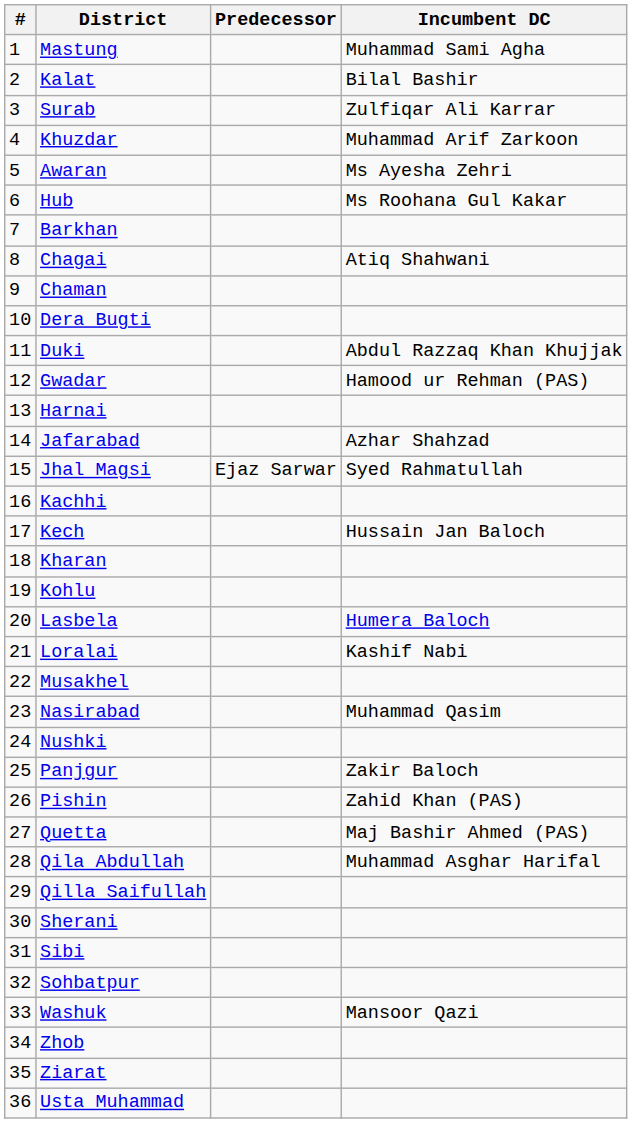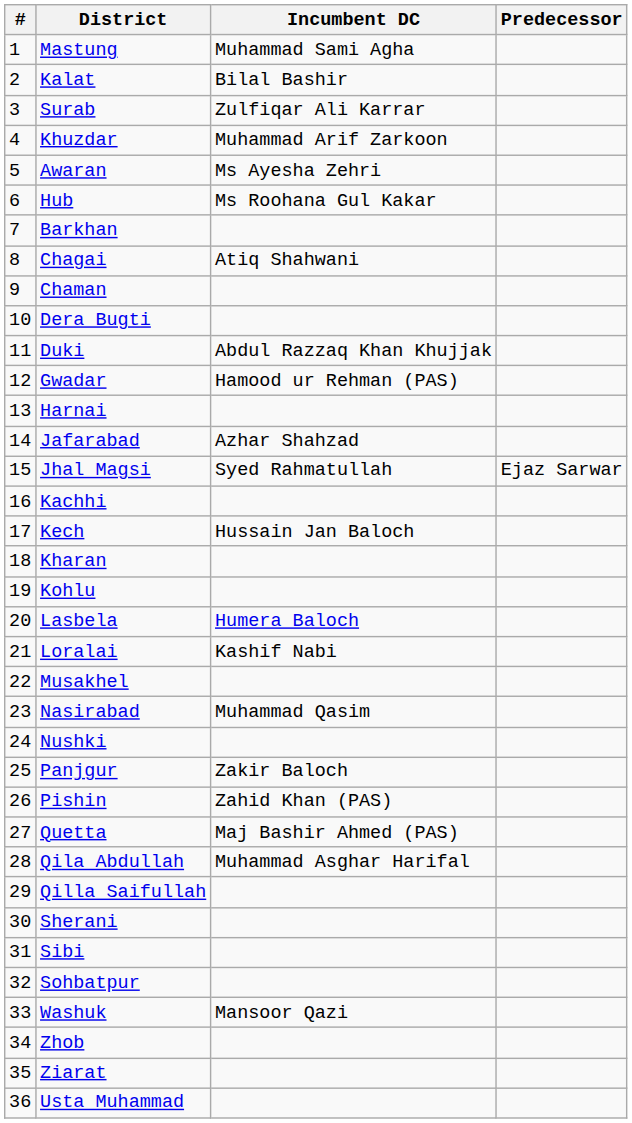columns swapped: (484, 20) <-> (276, 20)
